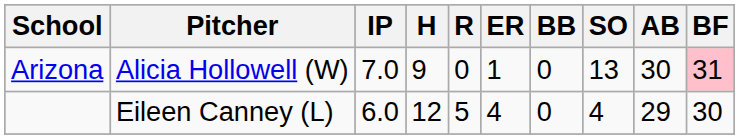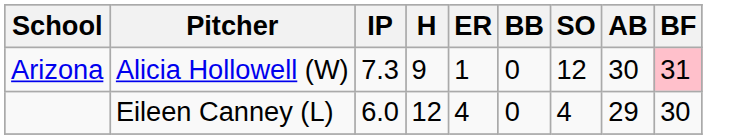- column: (464, 26)
(380, 69) 7.0 -> (380, 69) 7.3
(604, 69) 13 -> (572, 69) 12
